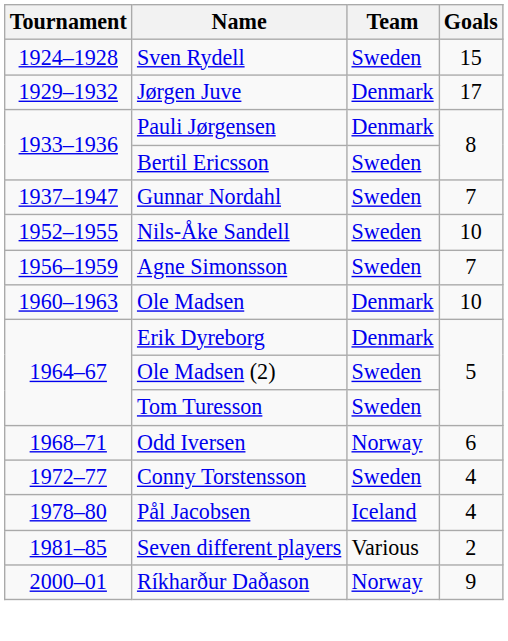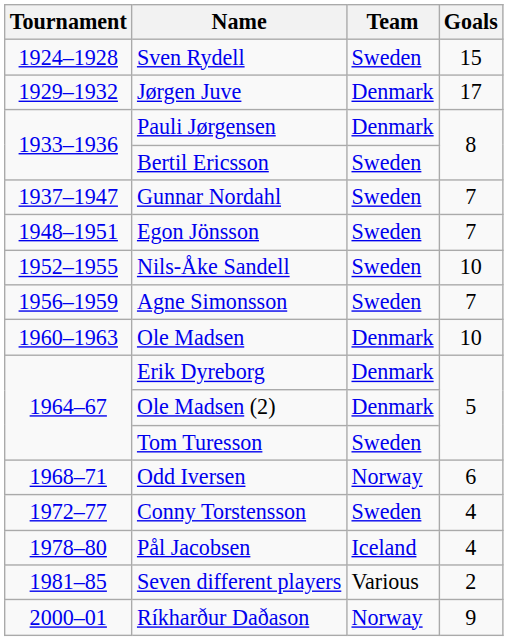+ row: (198, 232)
(386, 372) Sweden -> (393, 407) Denmark
